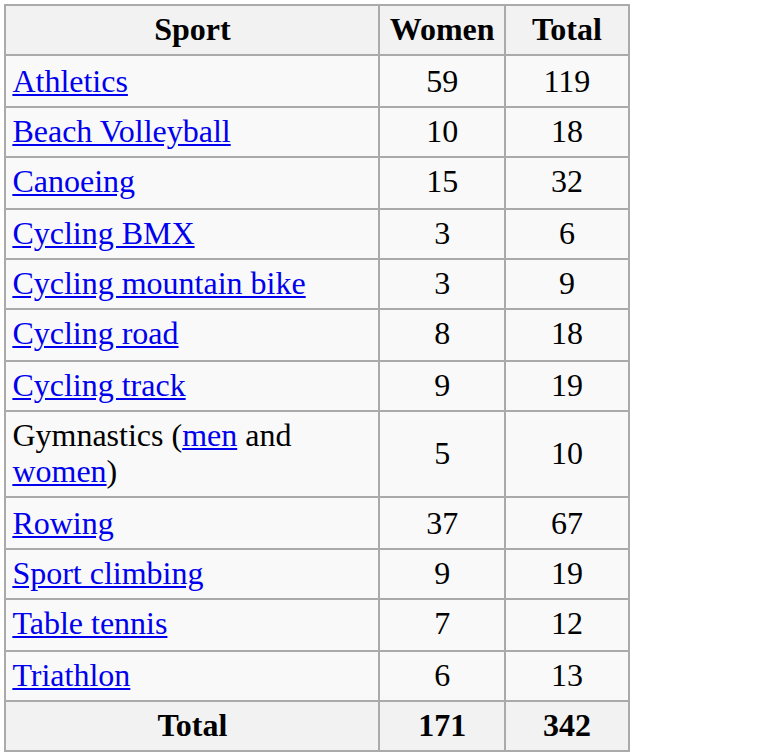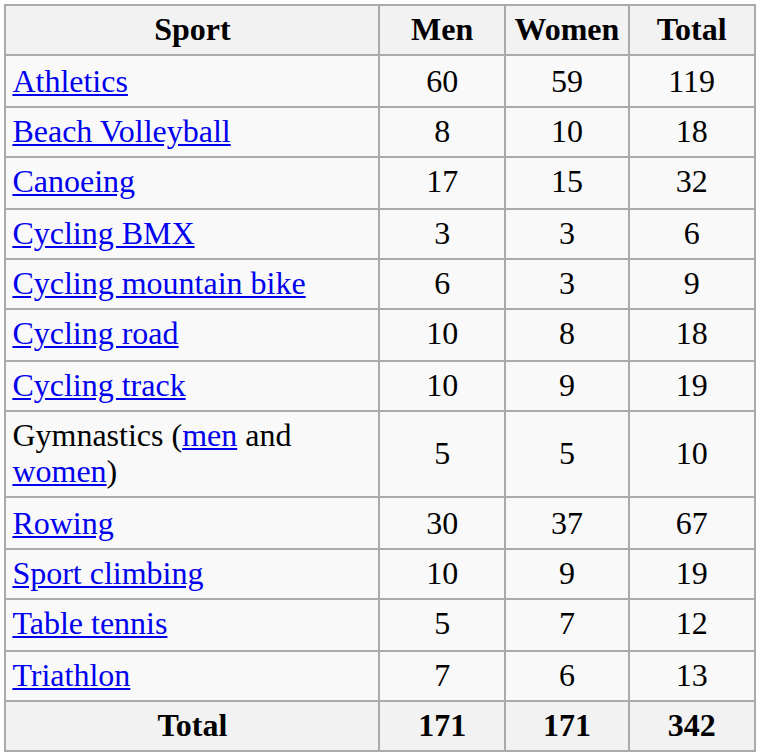+ column: (442, 29)
